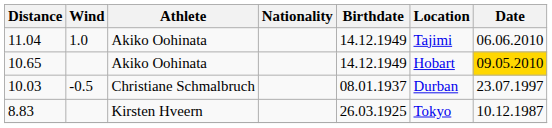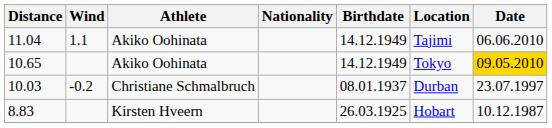(79, 39) 1.0 -> (79, 39) 1.1
(434, 63) Hobart -> (432, 63) Tokyo
(81, 87) -0.5 -> (81, 87) -0.2
(432, 110) Tokyo -> (434, 110) Hobart
